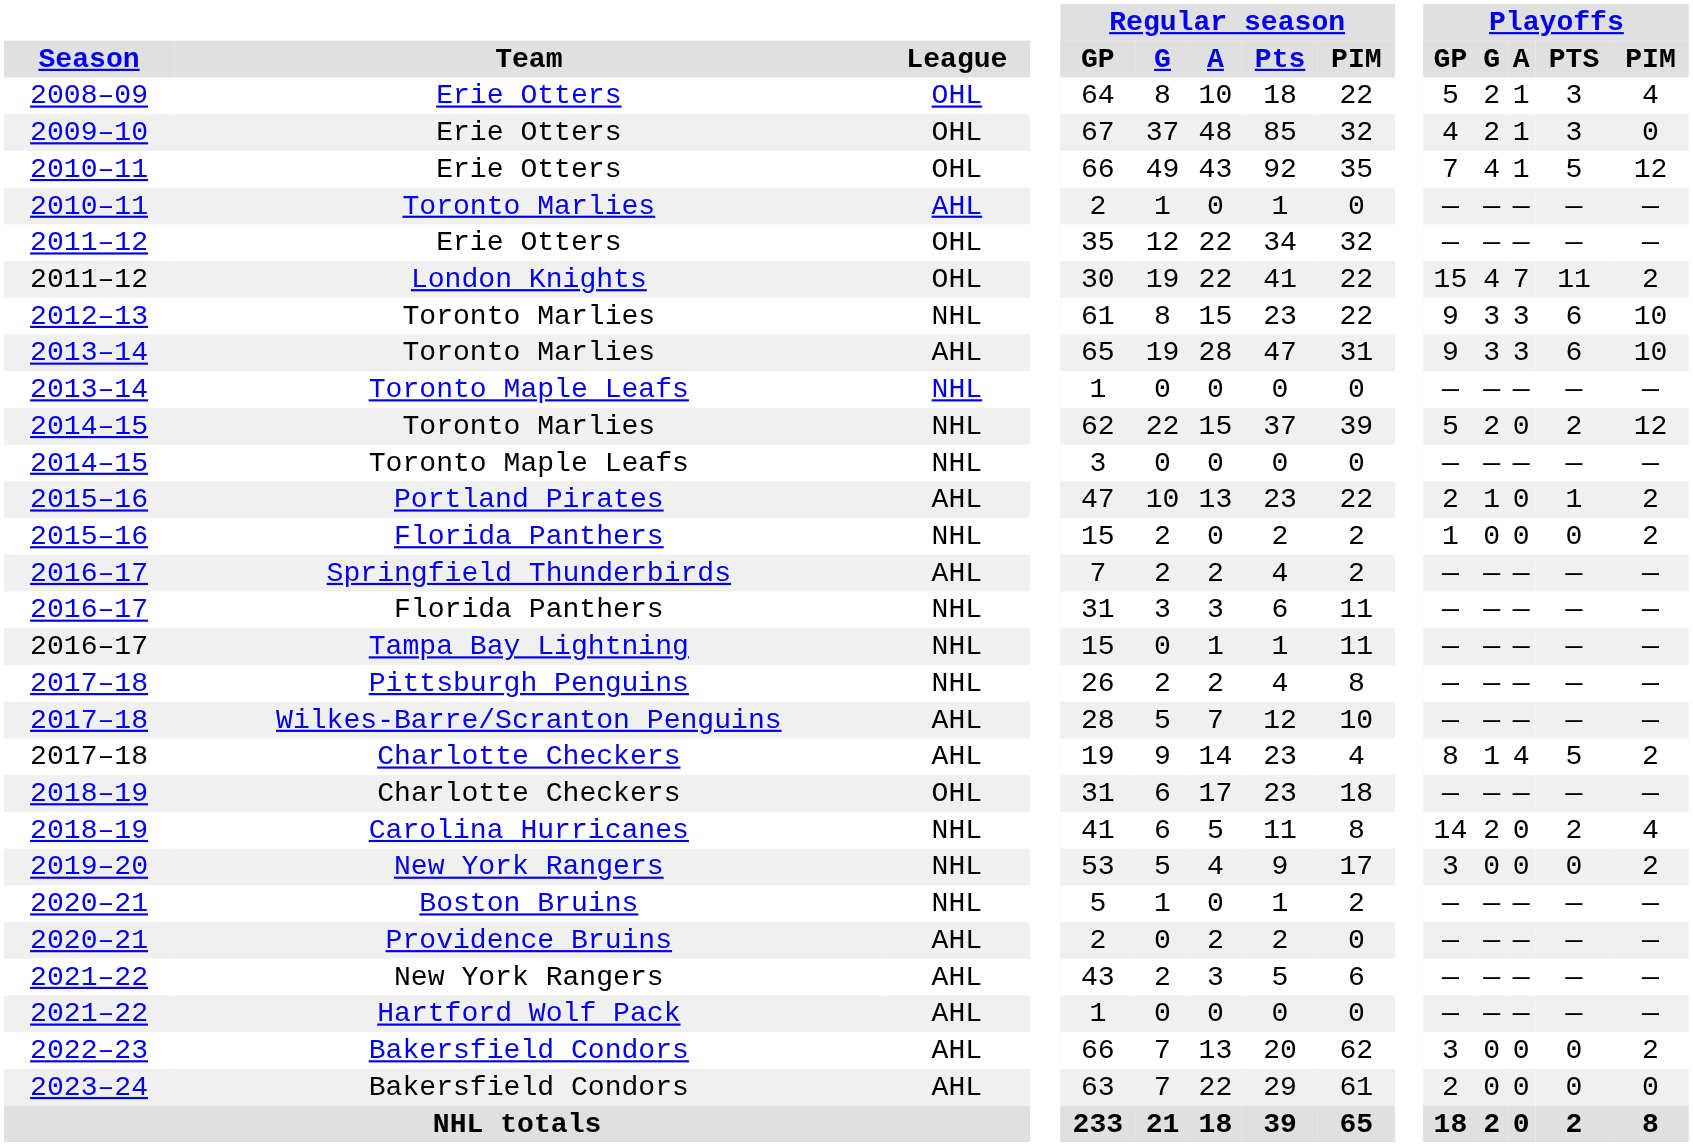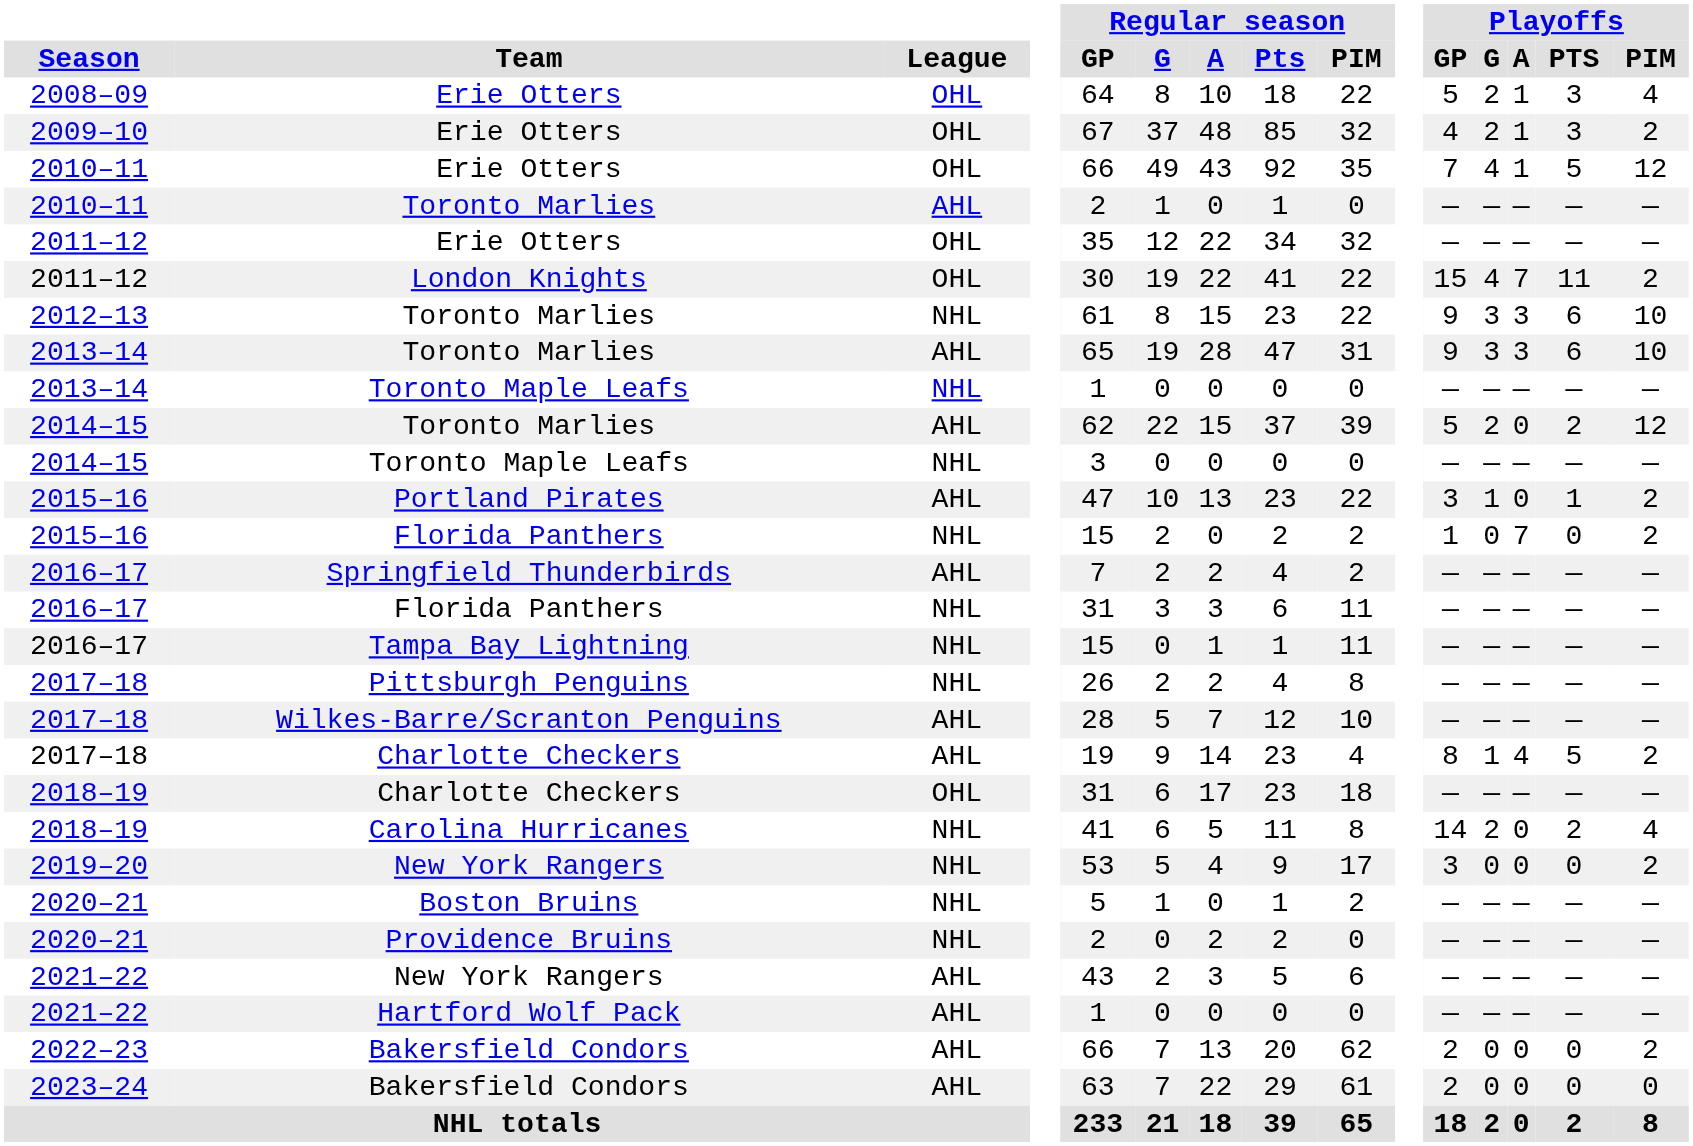(1650, 133) 0 -> (1650, 133) 2
(957, 426) NHL -> (957, 426) AHL
(1450, 500) 2 -> (1450, 500) 3
(1521, 536) 0 -> (1521, 536) 7
(957, 940) AHL -> (957, 940) NHL
(1450, 1051) 3 -> (1450, 1051) 2
